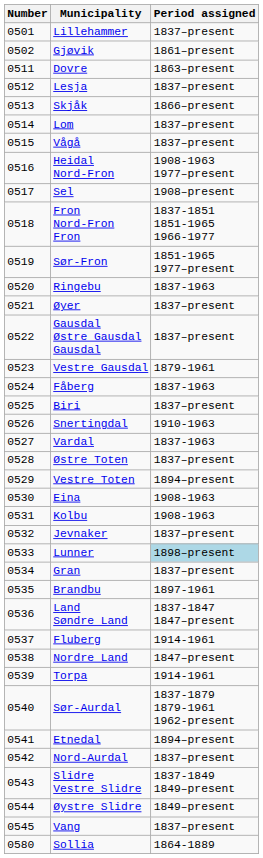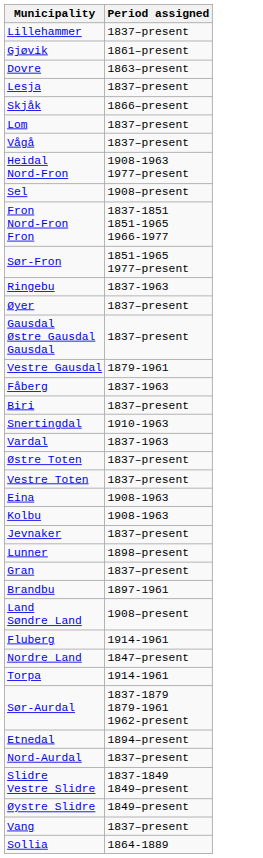- column: (27, 14)
(194, 479) 1894–present -> (148, 479) 1837–present
(194, 553) lightblue background -> (148, 553) no background
(194, 615) 1837-1847 1847–present -> (148, 615) 1908–present
